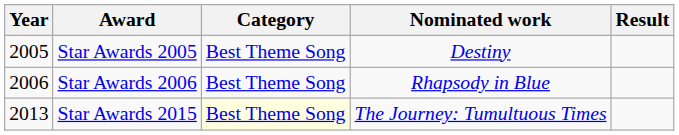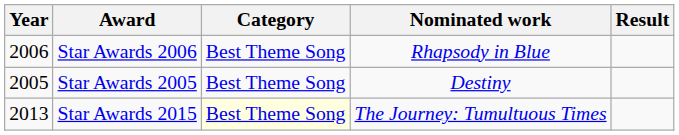rows swapped: (127, 51) <-> (127, 82)
